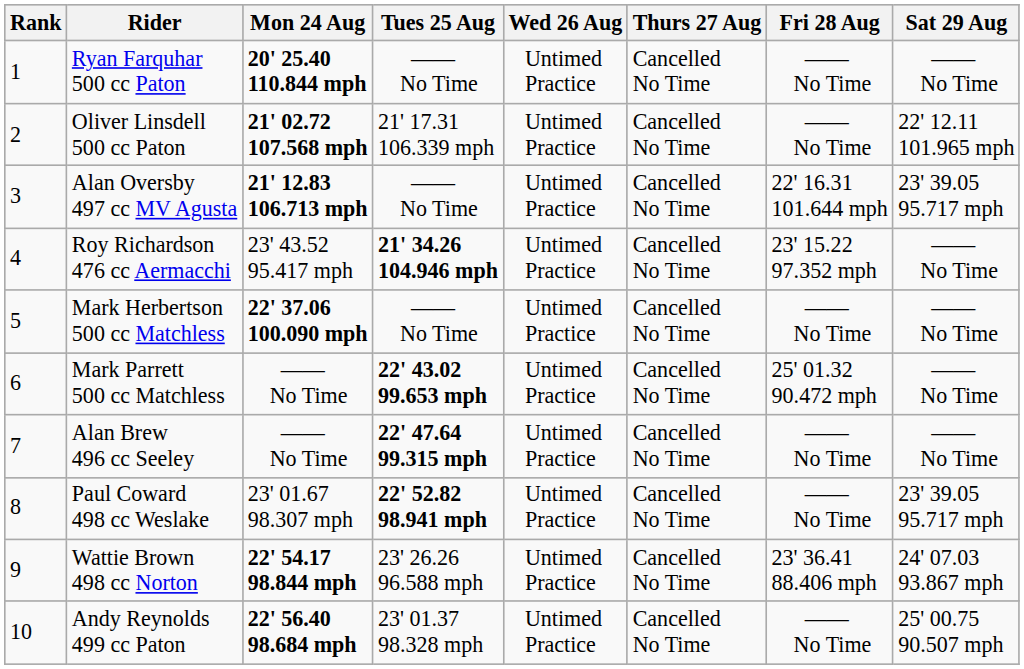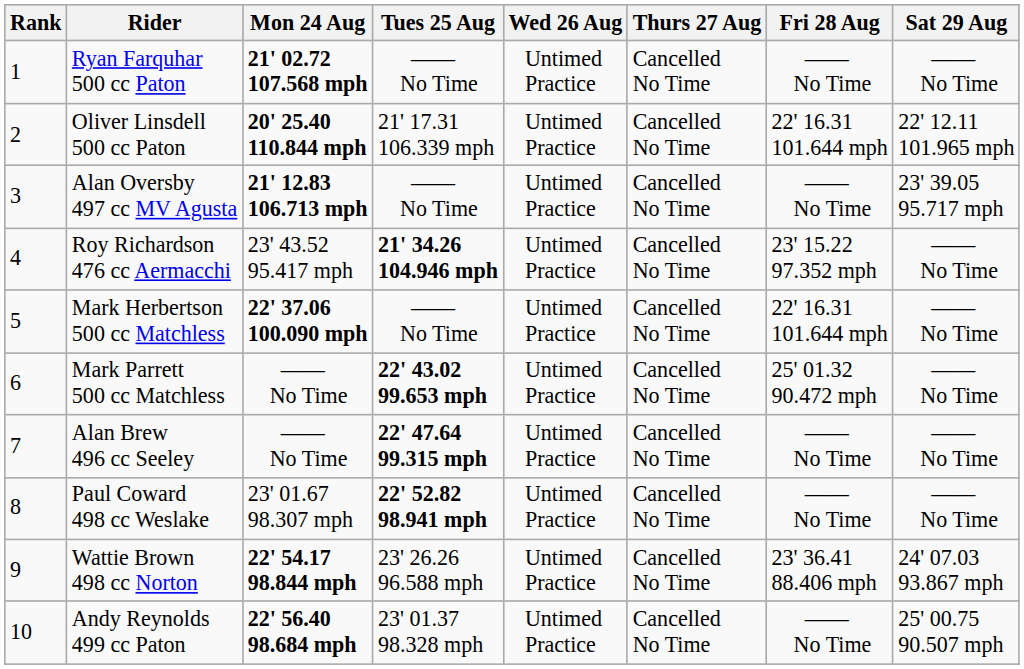(307, 71) 20' 25.40 110.844 mph -> (308, 71) 21' 02.72 107.568 mph
(308, 133) 21' 02.72 107.568 mph -> (307, 133) 20' 25.40 110.844 mph
(821, 133) —— No Time -> (830, 133) 22' 16.31 101.644 mph
(830, 196) 22' 16.31 101.644 mph -> (821, 196) —— No Time
(821, 320) —— No Time -> (830, 320) 22' 16.31 101.644 mph
(951, 507) 23' 39.05 95.717 mph -> (948, 507) —— No Time
